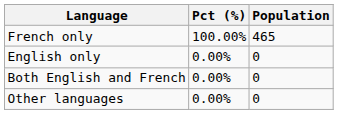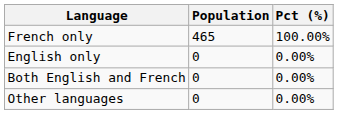columns swapped: (291, 15) <-> (219, 15)
